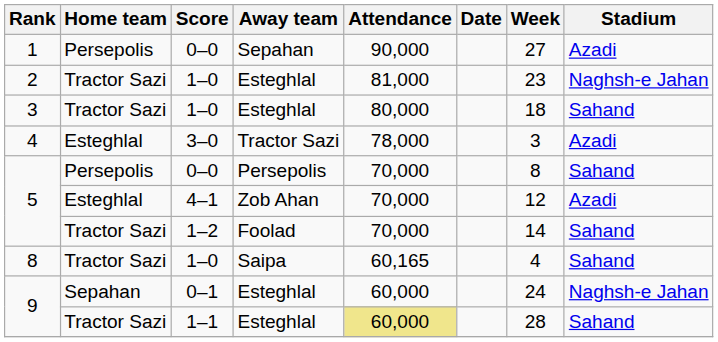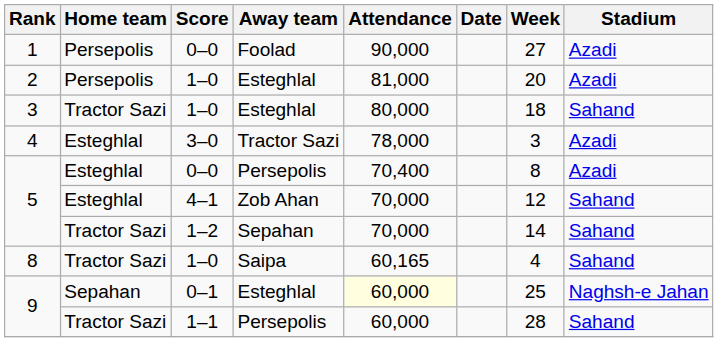(276, 49) Sepahan -> (267, 49) Foolad
(115, 79) Tractor Sazi -> (109, 79) Persepolis
(535, 79) 23 -> (535, 79) 20
(639, 79) Naghsh-e Jahan -> (593, 79) Azadi
(109, 170) Persepolis -> (103, 170) Esteghlal
(400, 170) 70,000 -> (400, 170) 70,400
(602, 170) Sahand -> (593, 170) Azadi
(593, 200) Azadi -> (602, 200) Sahand
(267, 230) Foolad -> (276, 230) Sepahan
(400, 291) no background -> (400, 291) lightyellow background
(535, 291) 24 -> (535, 291) 25
(277, 321) Esteghlal -> (282, 321) Persepolis
(400, 321) khaki background -> (400, 321) no background
